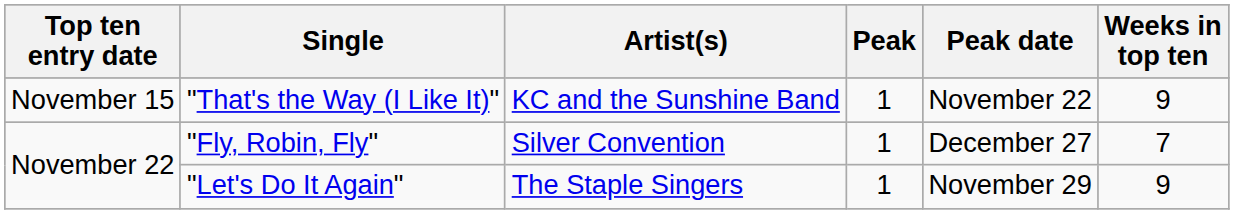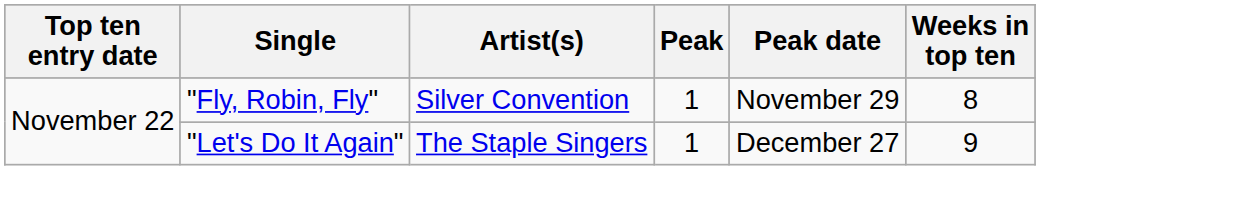- row: (343, 99)
(1010, 142) December 27 -> (818, 99) November 29
(1163, 142) 7 -> (971, 99) 8
(1010, 186) November 29 -> (818, 142) December 27
